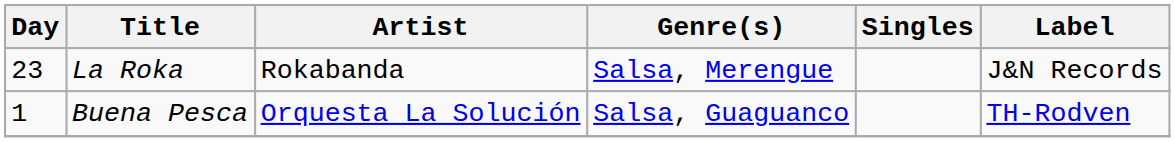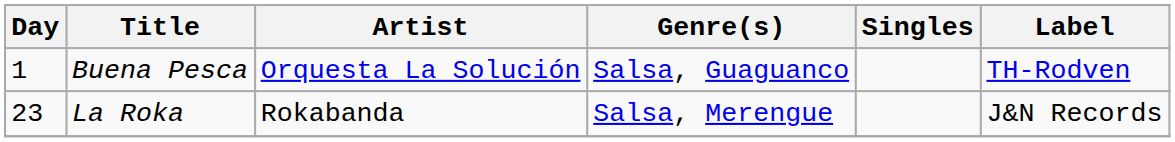rows swapped: (160, 114) <-> (128, 70)
